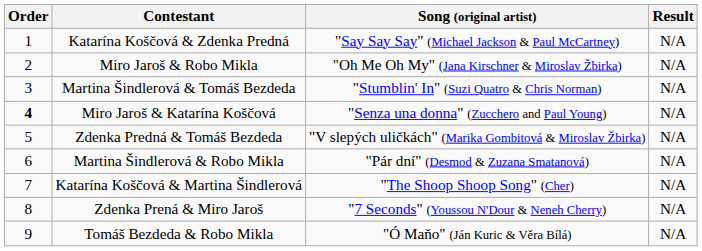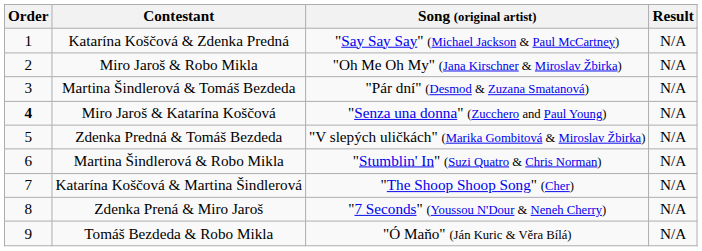(477, 88) "Stumblin' In" (Suzi Quatro & Chris Norman) -> (477, 88) "Pár dní" (Desmod & Zuzana Smatanová)
(477, 161) "Pár dní" (Desmod & Zuzana Smatanová) -> (477, 161) "Stumblin' In" (Suzi Quatro & Chris Norman)
